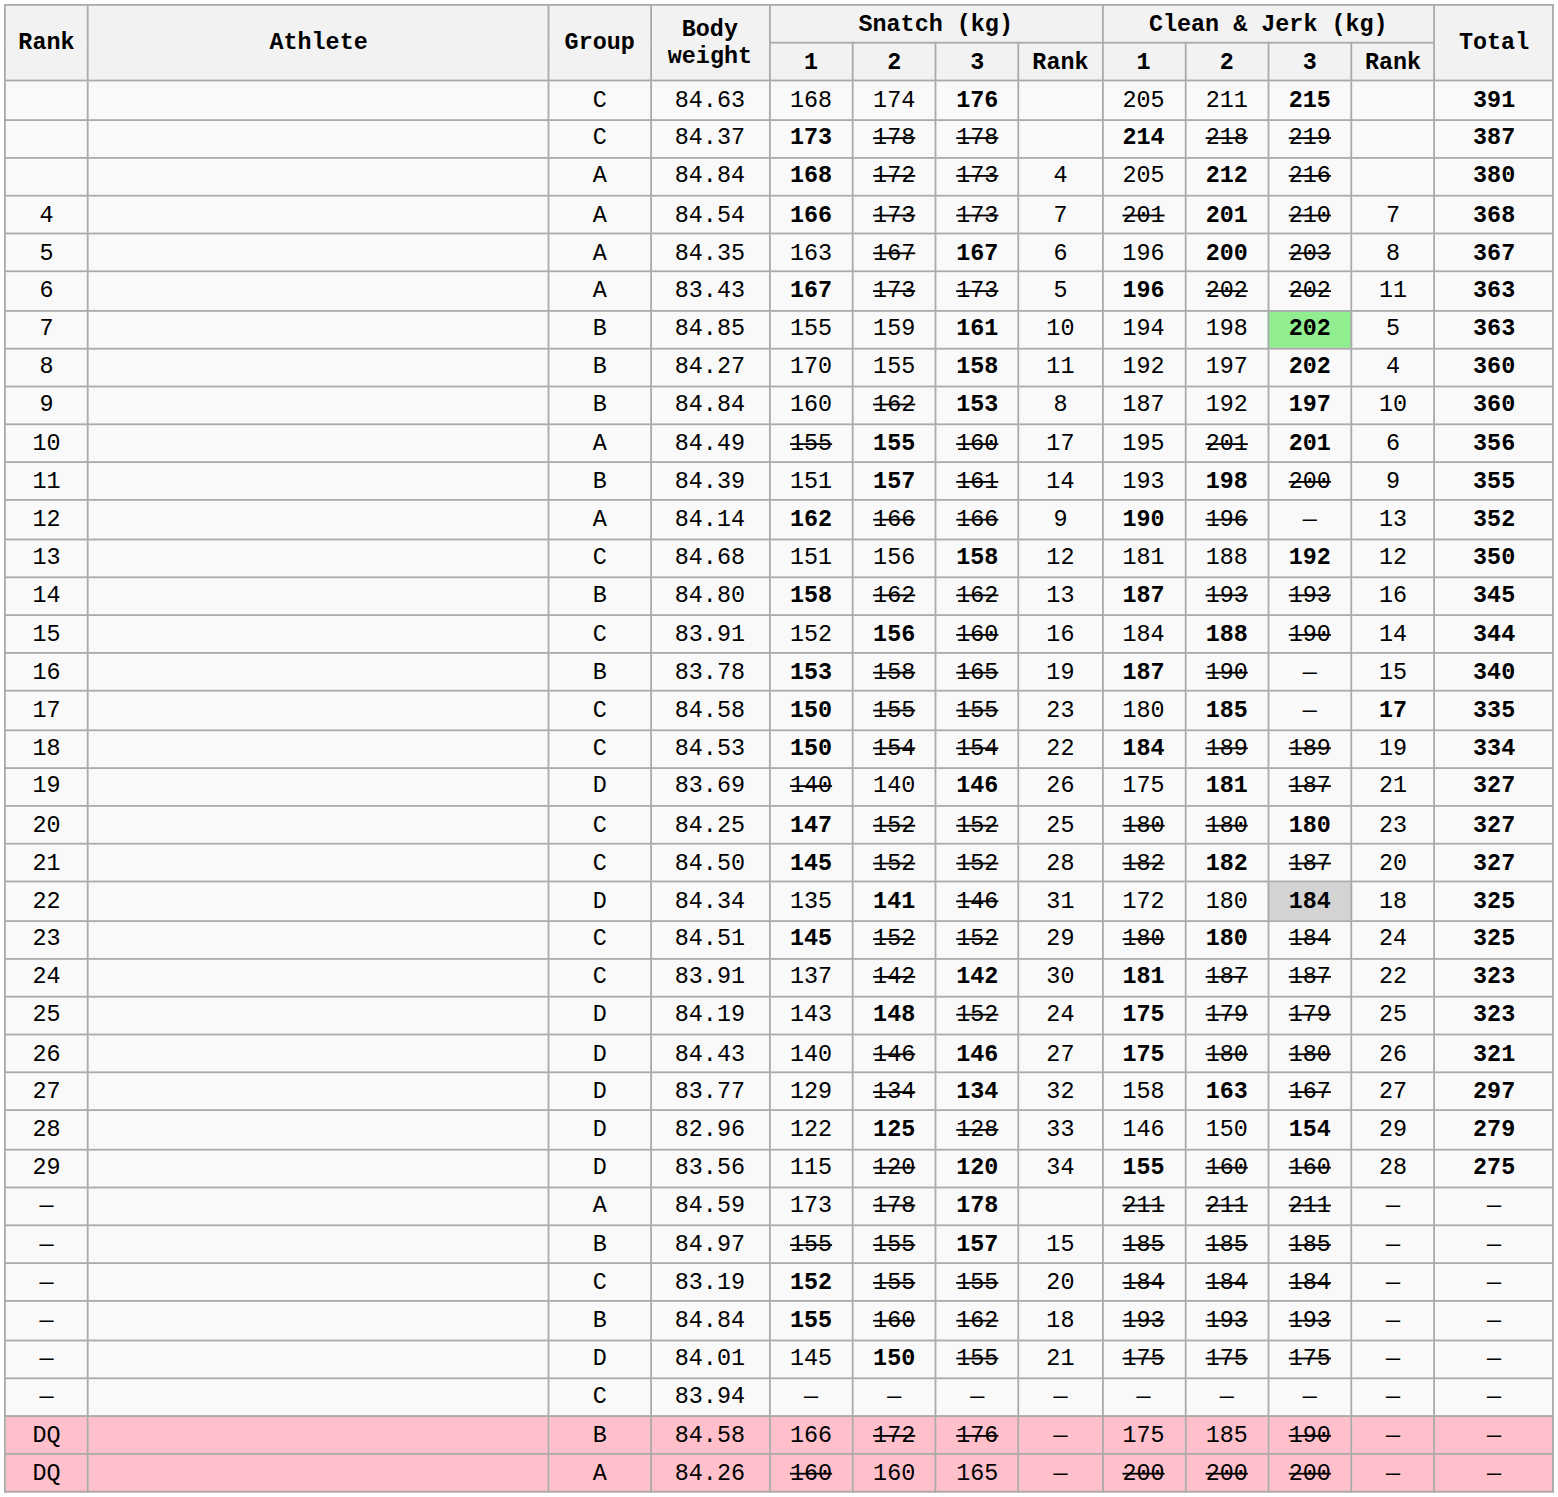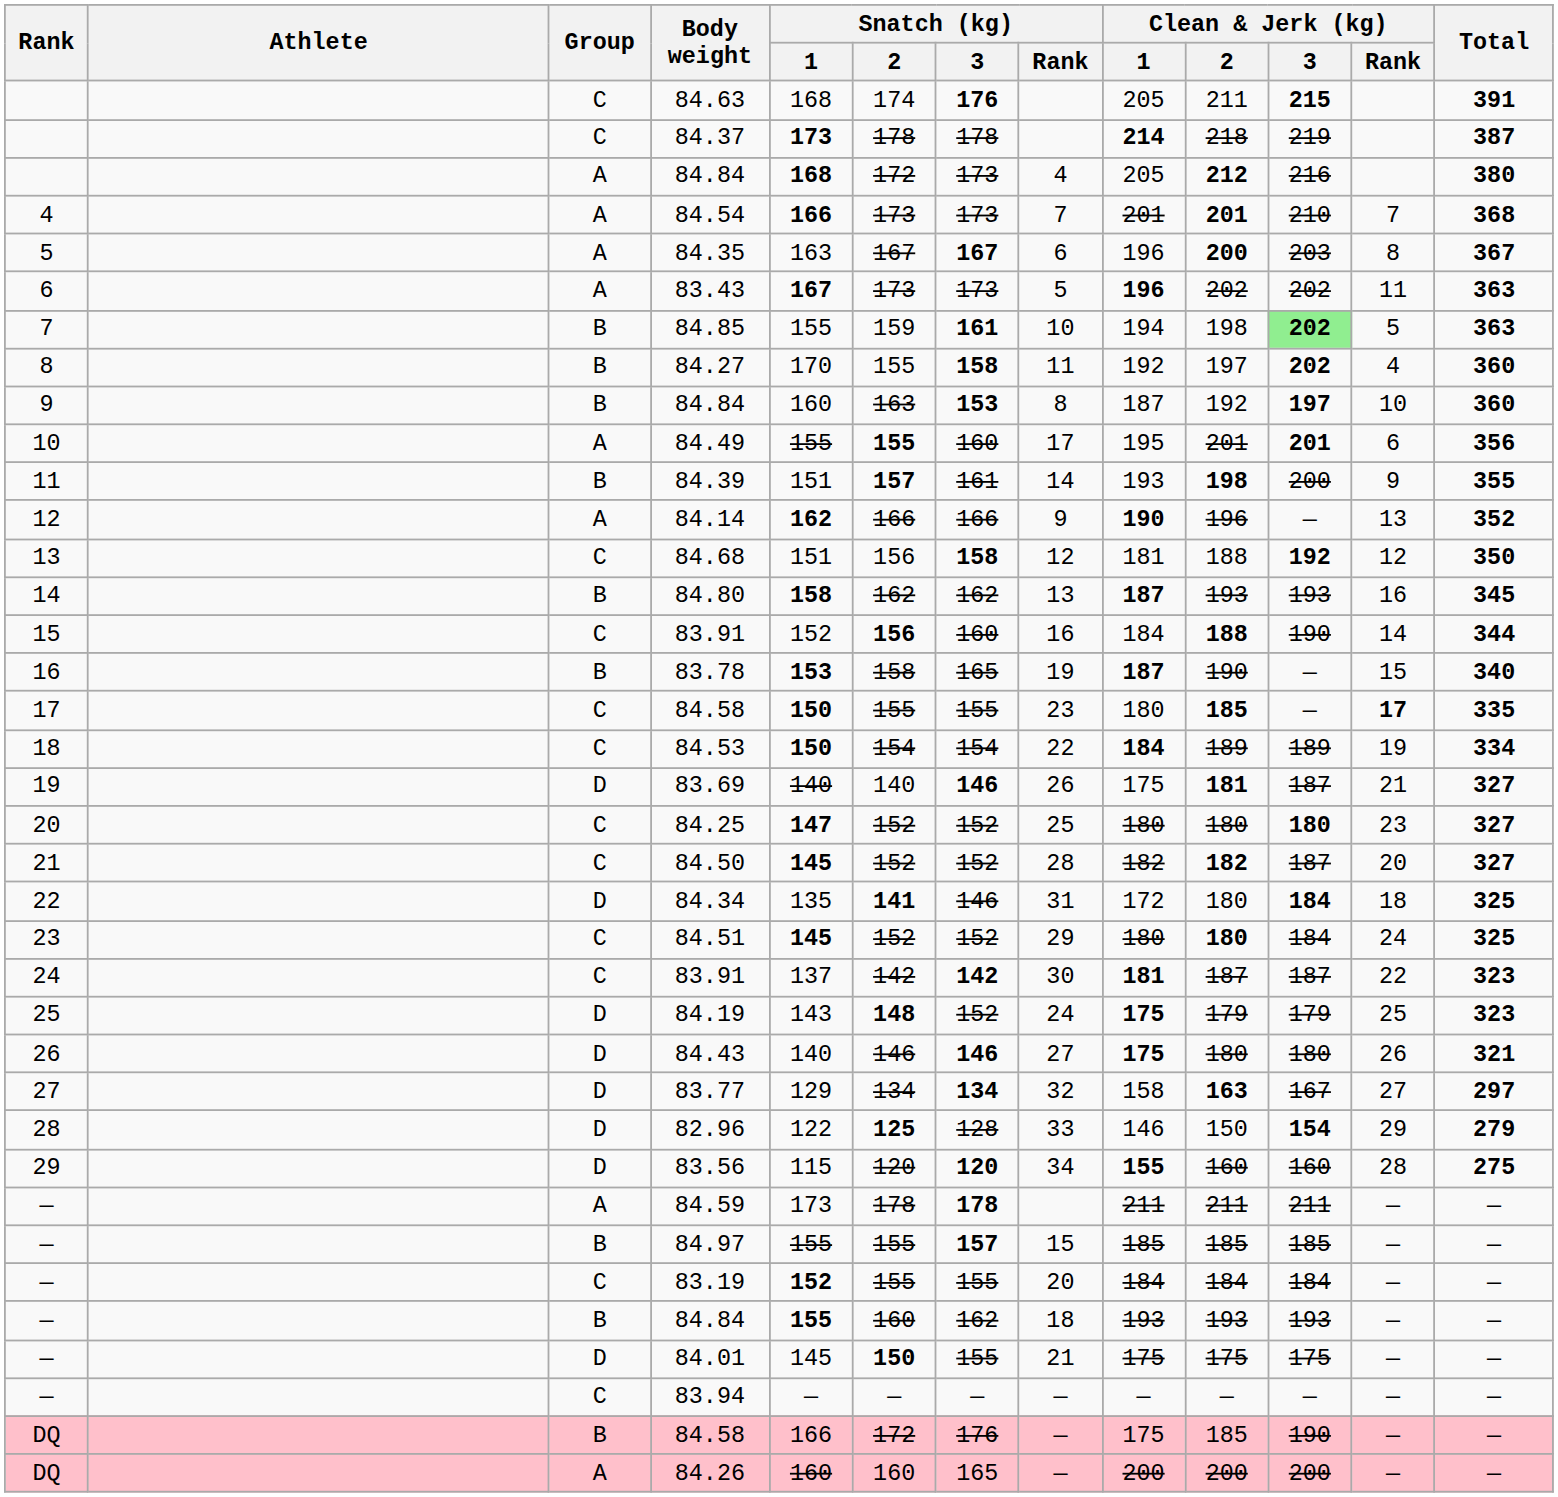(894, 405) 162 -> (894, 405) 163
(1310, 901) lightgrey background -> (1310, 901) no background
